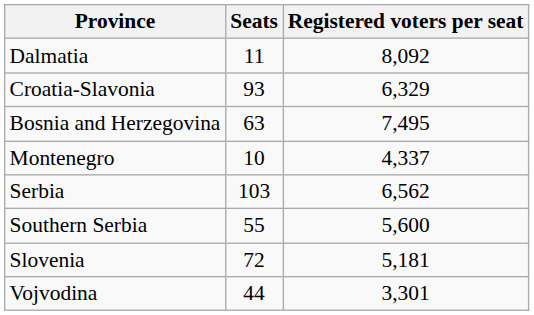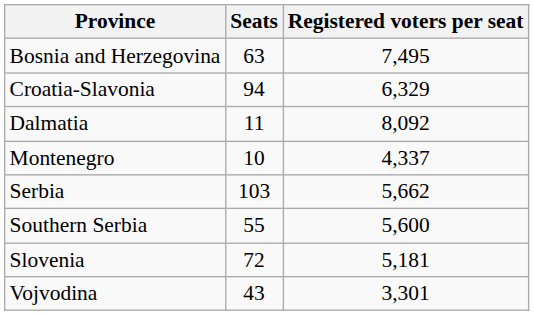rows swapped: (115, 123) <-> (49, 55)
(254, 89) 93 -> (254, 89) 94
(406, 191) 6,562 -> (406, 191) 5,662
(254, 293) 44 -> (254, 293) 43
